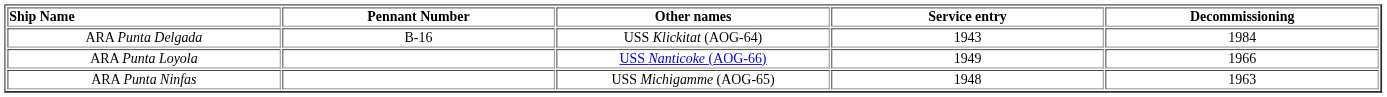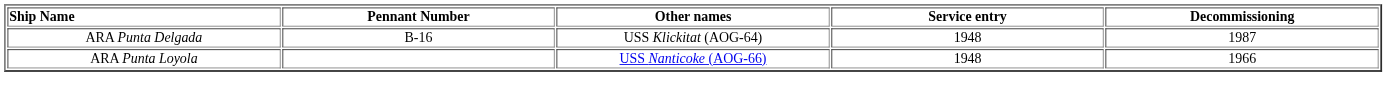(968, 37) 1943 -> (968, 37) 1948
(1242, 37) 1984 -> (1242, 37) 1987
(968, 58) 1949 -> (968, 58) 1948
- row: (144, 79)
